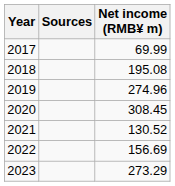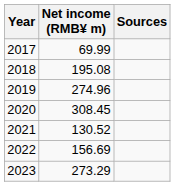columns swapped: (133, 21) <-> (67, 21)
